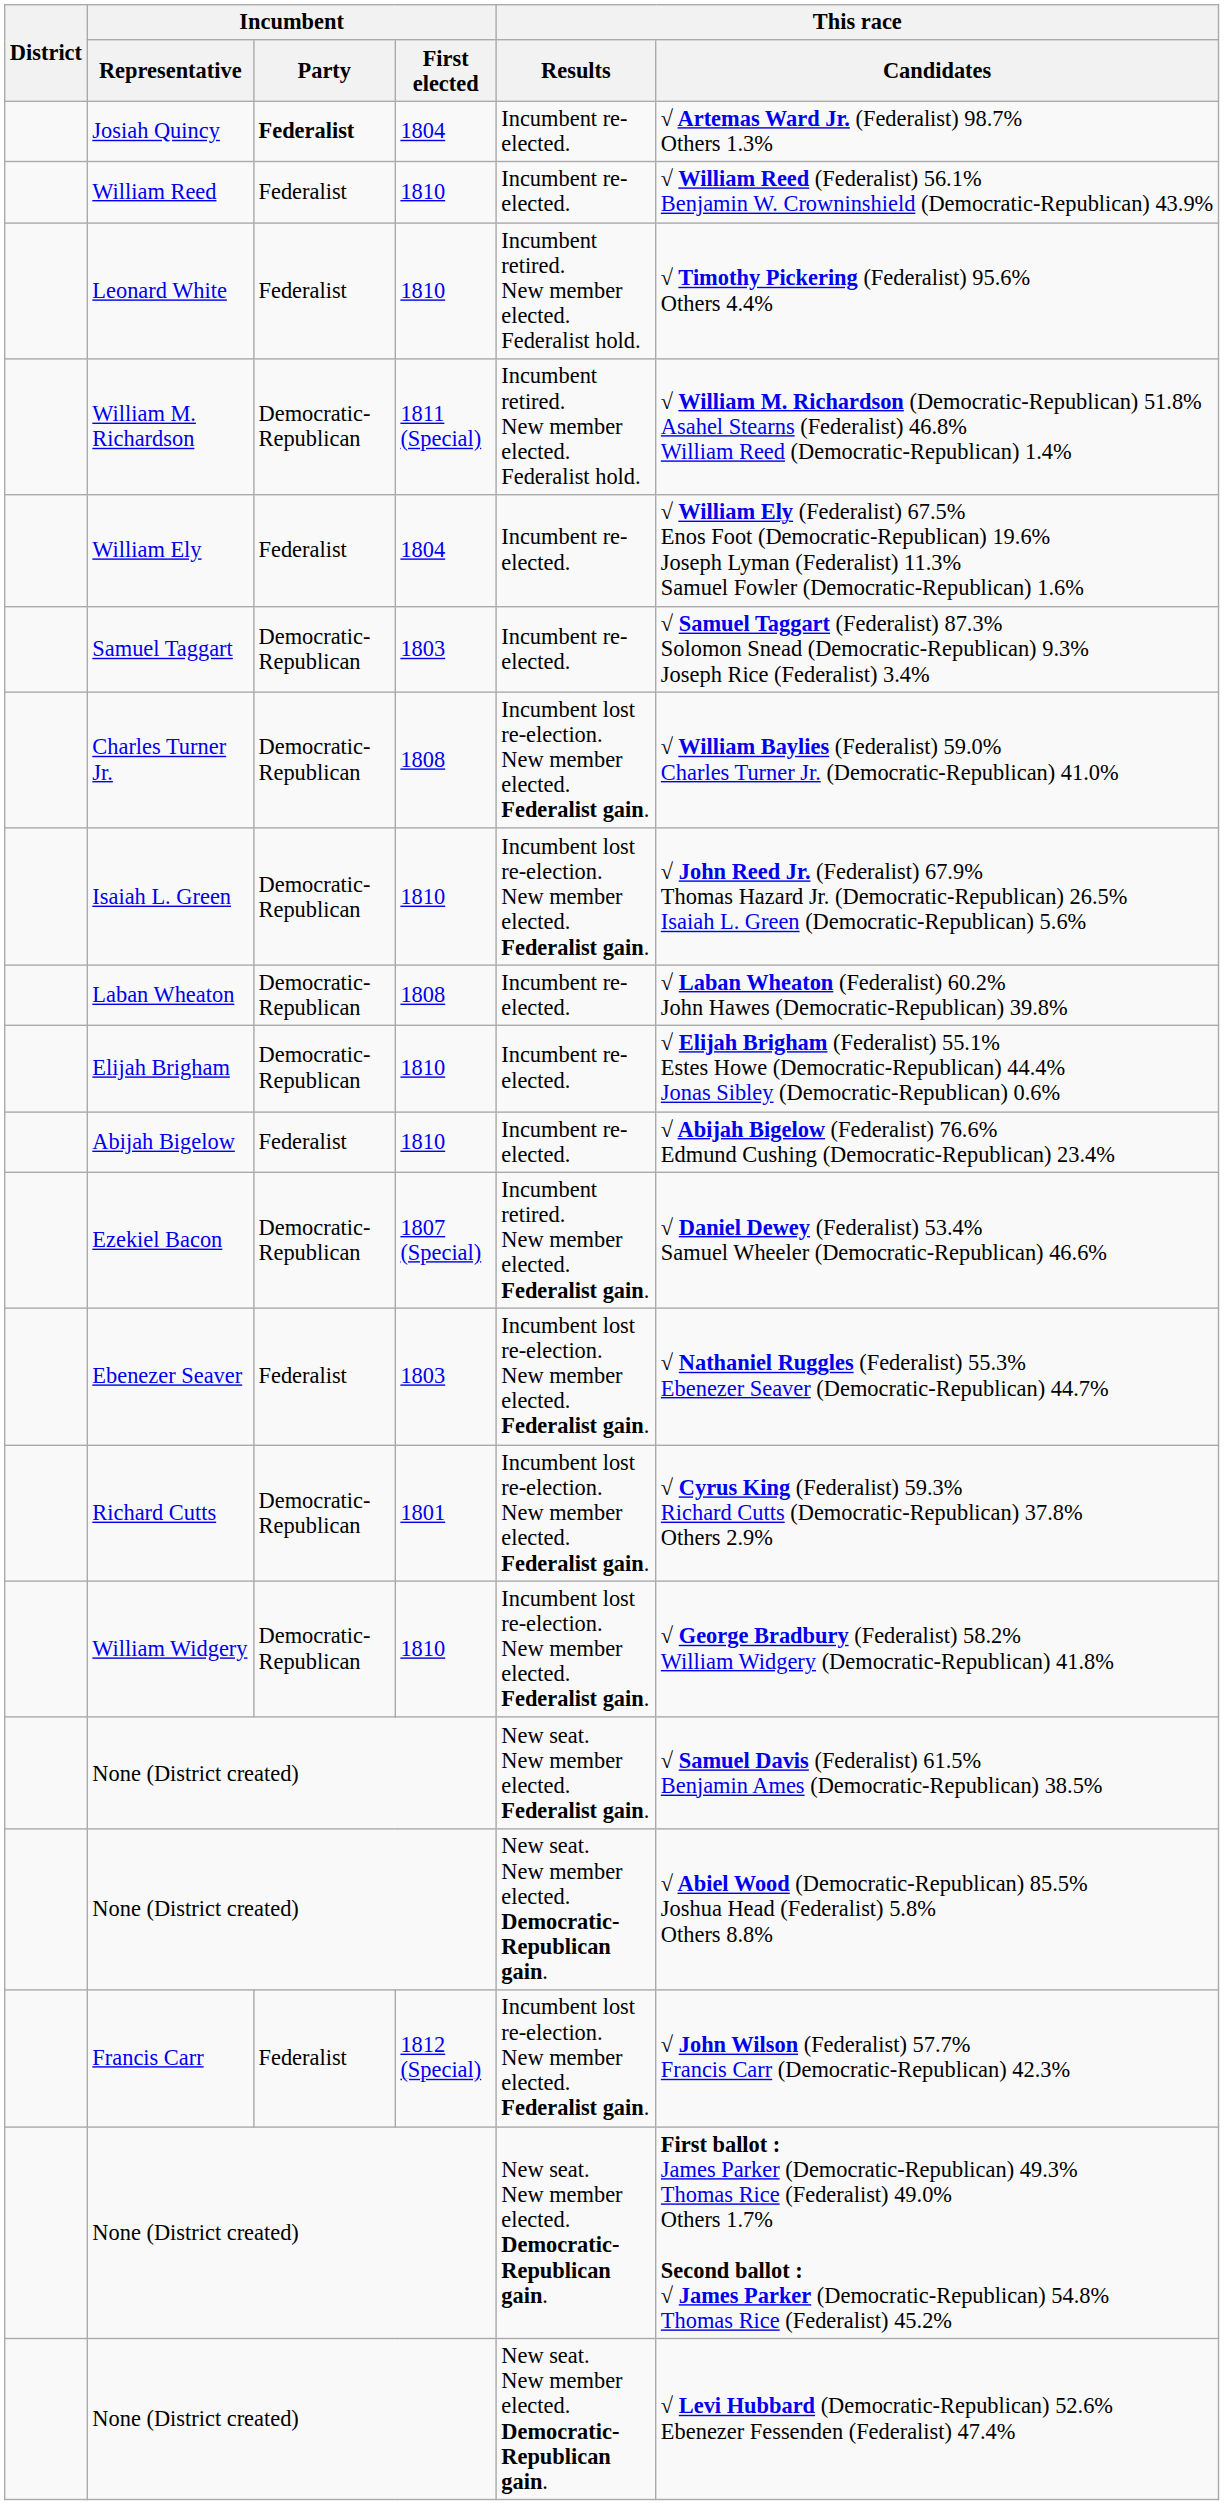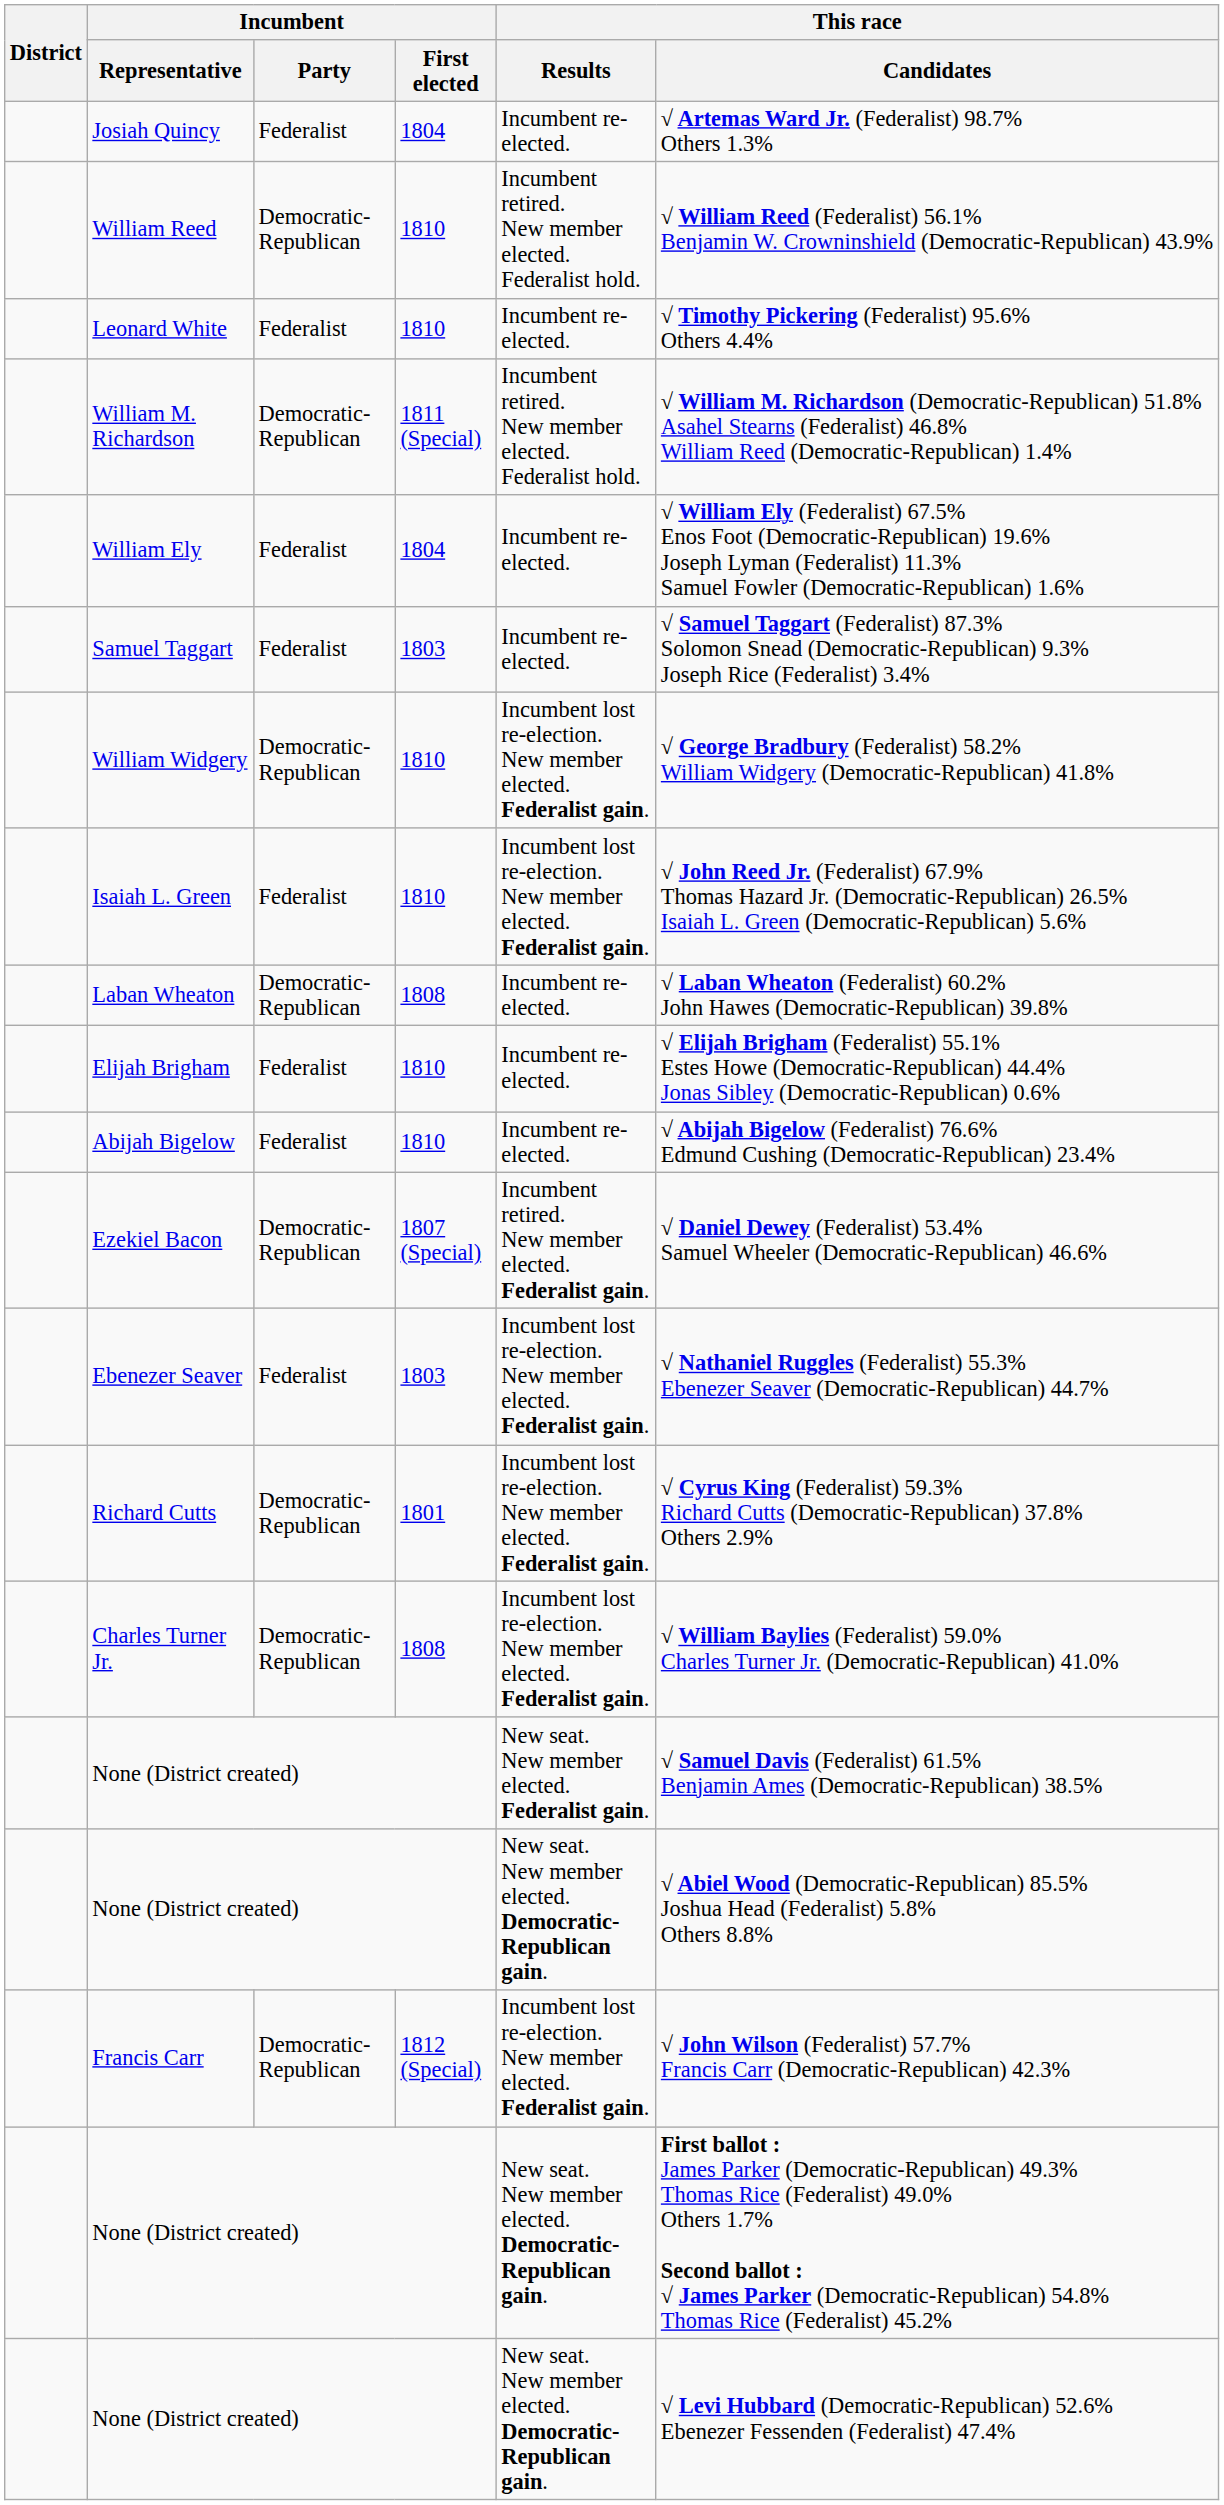(306, 131) bold -> (303, 131) normal
(303, 191) Federalist -> (314, 229) Democratic-Republican
(564, 191) Incumbent re-elected. -> (571, 229) Incumbent retired. New member elected. Federalist hold.
(571, 290) Incumbent retired. New member elected. Federalist hold. -> (564, 328) Incumbent re-elected.
(314, 648) Democratic-Republican -> (303, 648) Federalist
rows swapped: (159, 760) <-> (170, 1649)
(314, 896) Democratic-Republican -> (303, 896) Federalist
(314, 1068) Democratic-Republican -> (303, 1068) Federalist
(303, 2058) Federalist -> (314, 2058) Democratic-Republican
